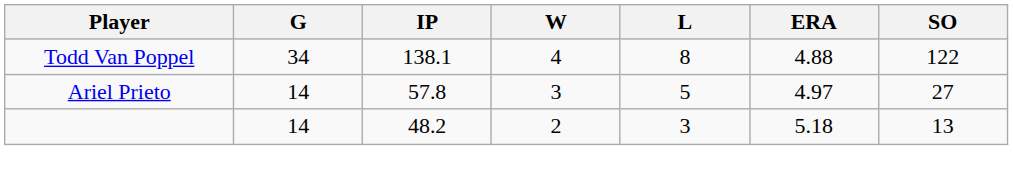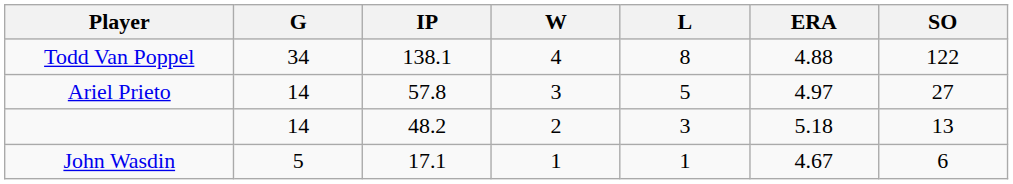+ row: (119, 160)
